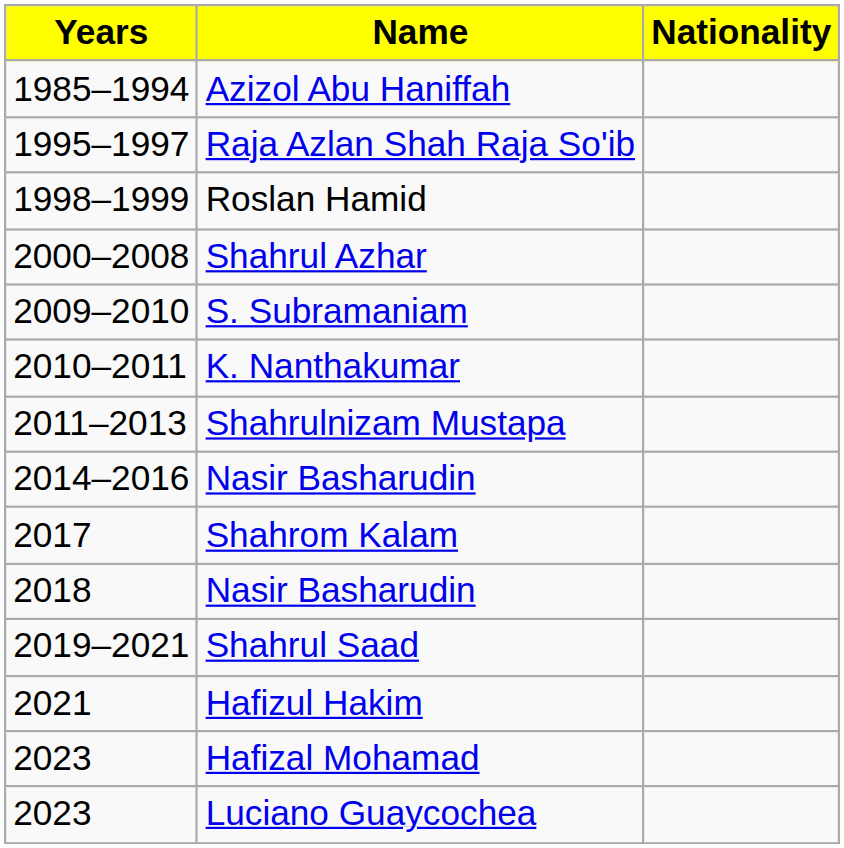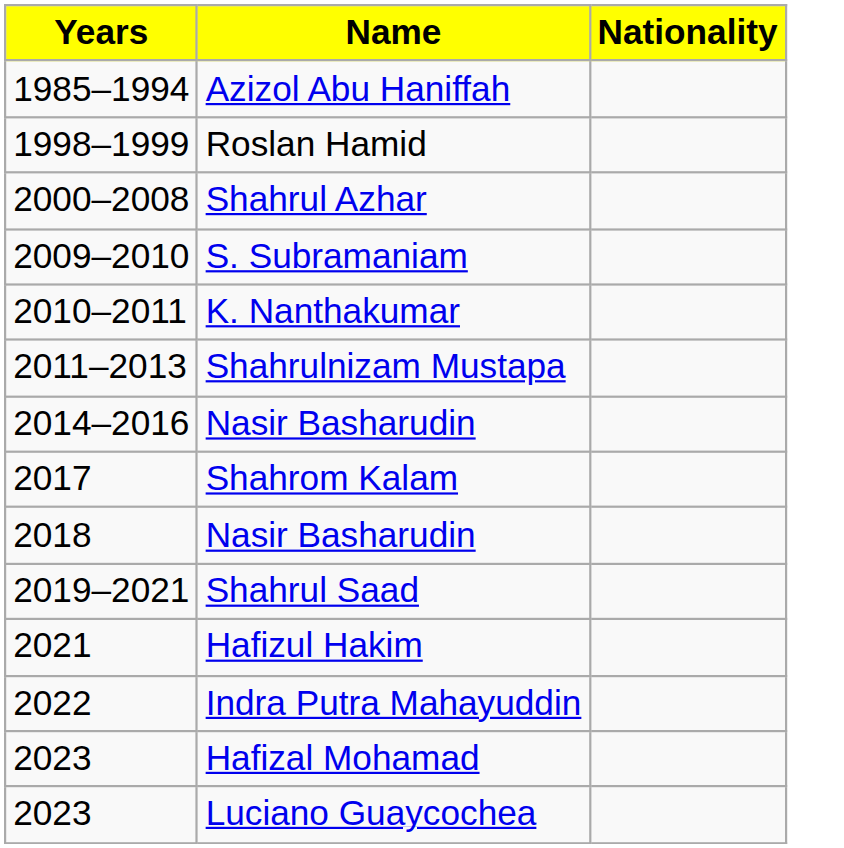- row: (101, 144)
+ row: (52, 702)
